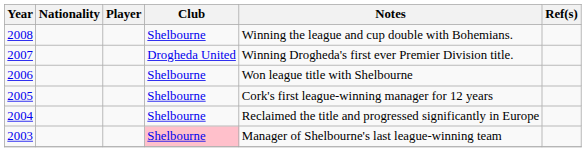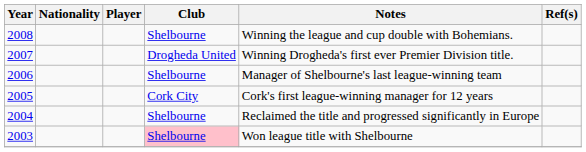(327, 75) Won league title with Shelbourne -> (372, 75) Manager of Shelbourne's last league-winning team
(177, 95) Shelbourne -> (173, 95) Cork City
(372, 136) Manager of Shelbourne's last league-winning team -> (327, 136) Won league title with Shelbourne
